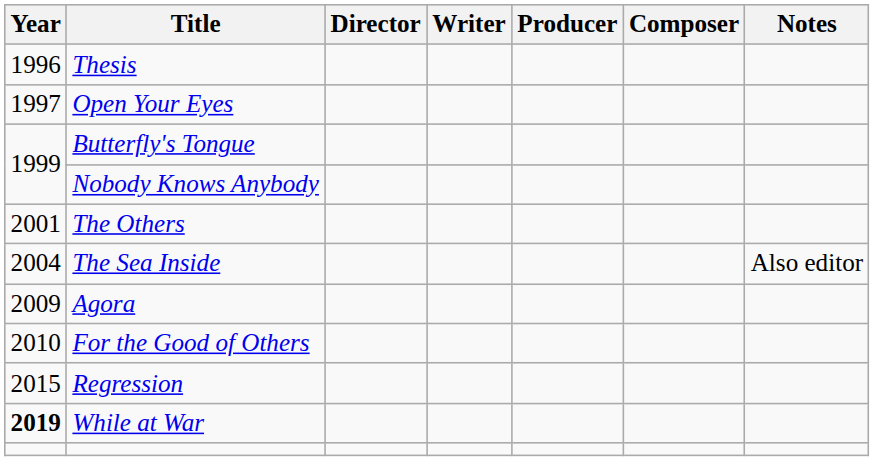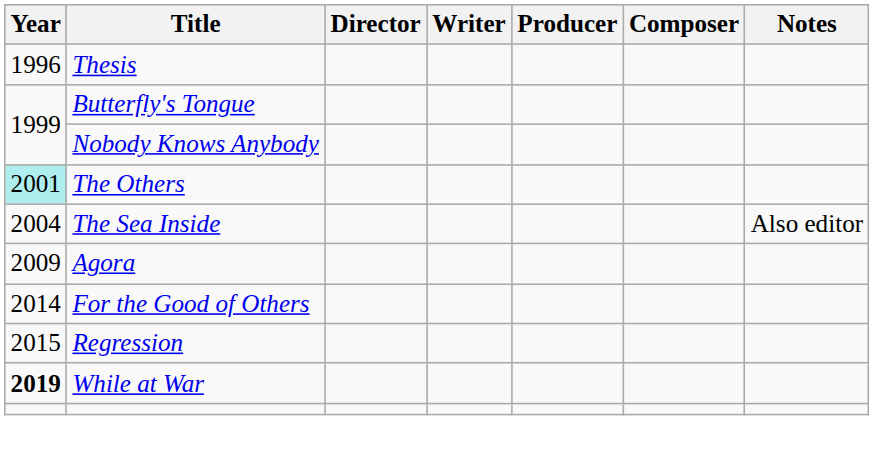- row: (153, 104)
(36, 223) no background -> (36, 183) paleturquoise background
(36, 343) 2010 -> (36, 303) 2014
